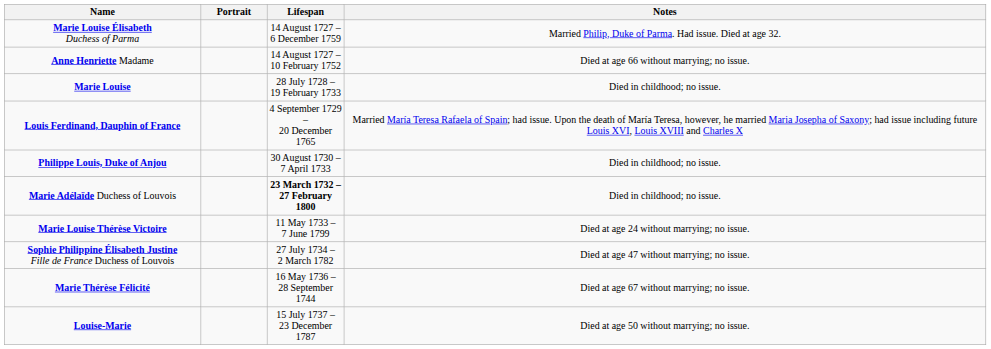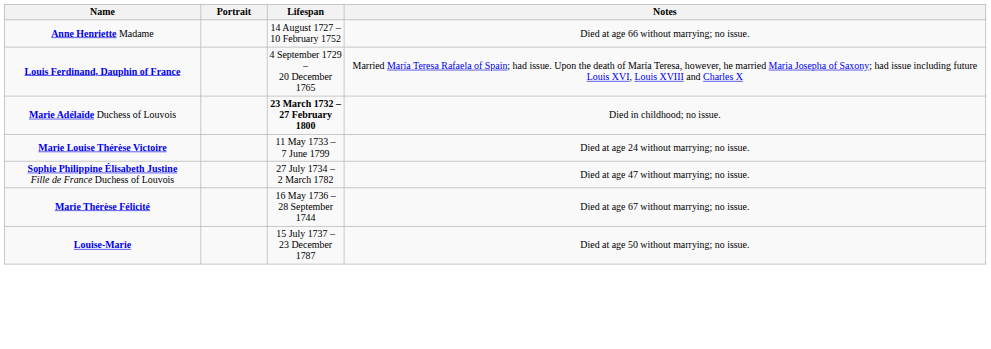- row: (102, 33)
- row: (102, 87)
- row: (102, 163)
